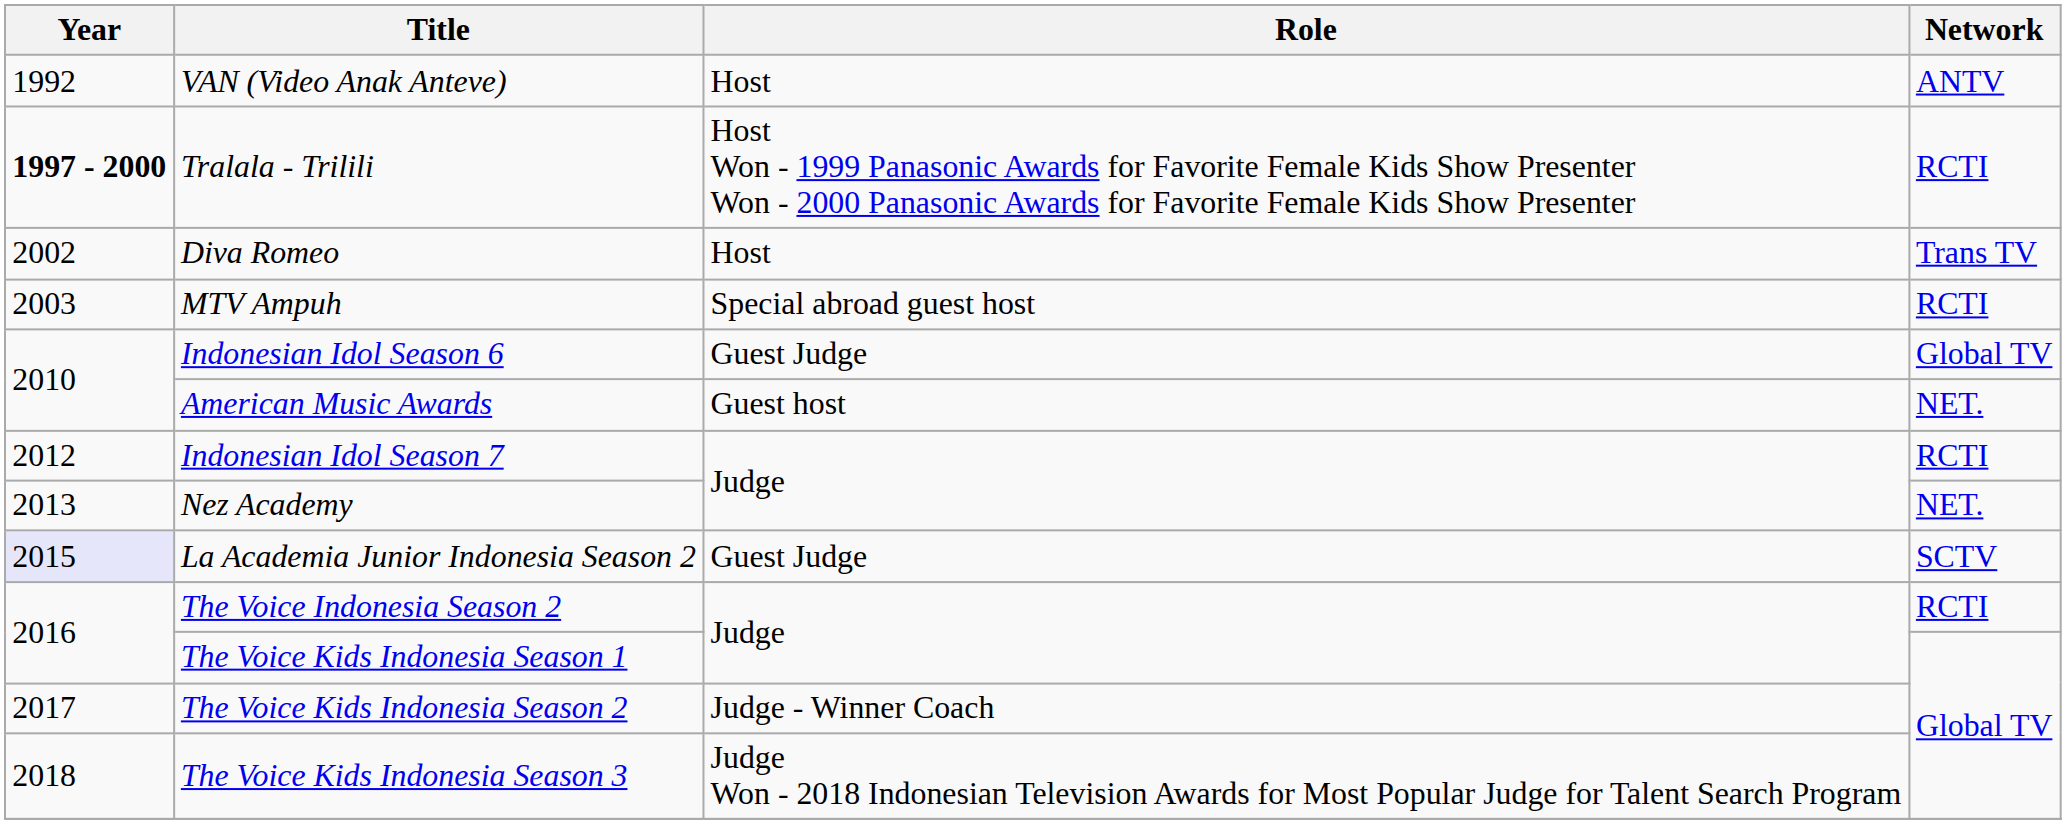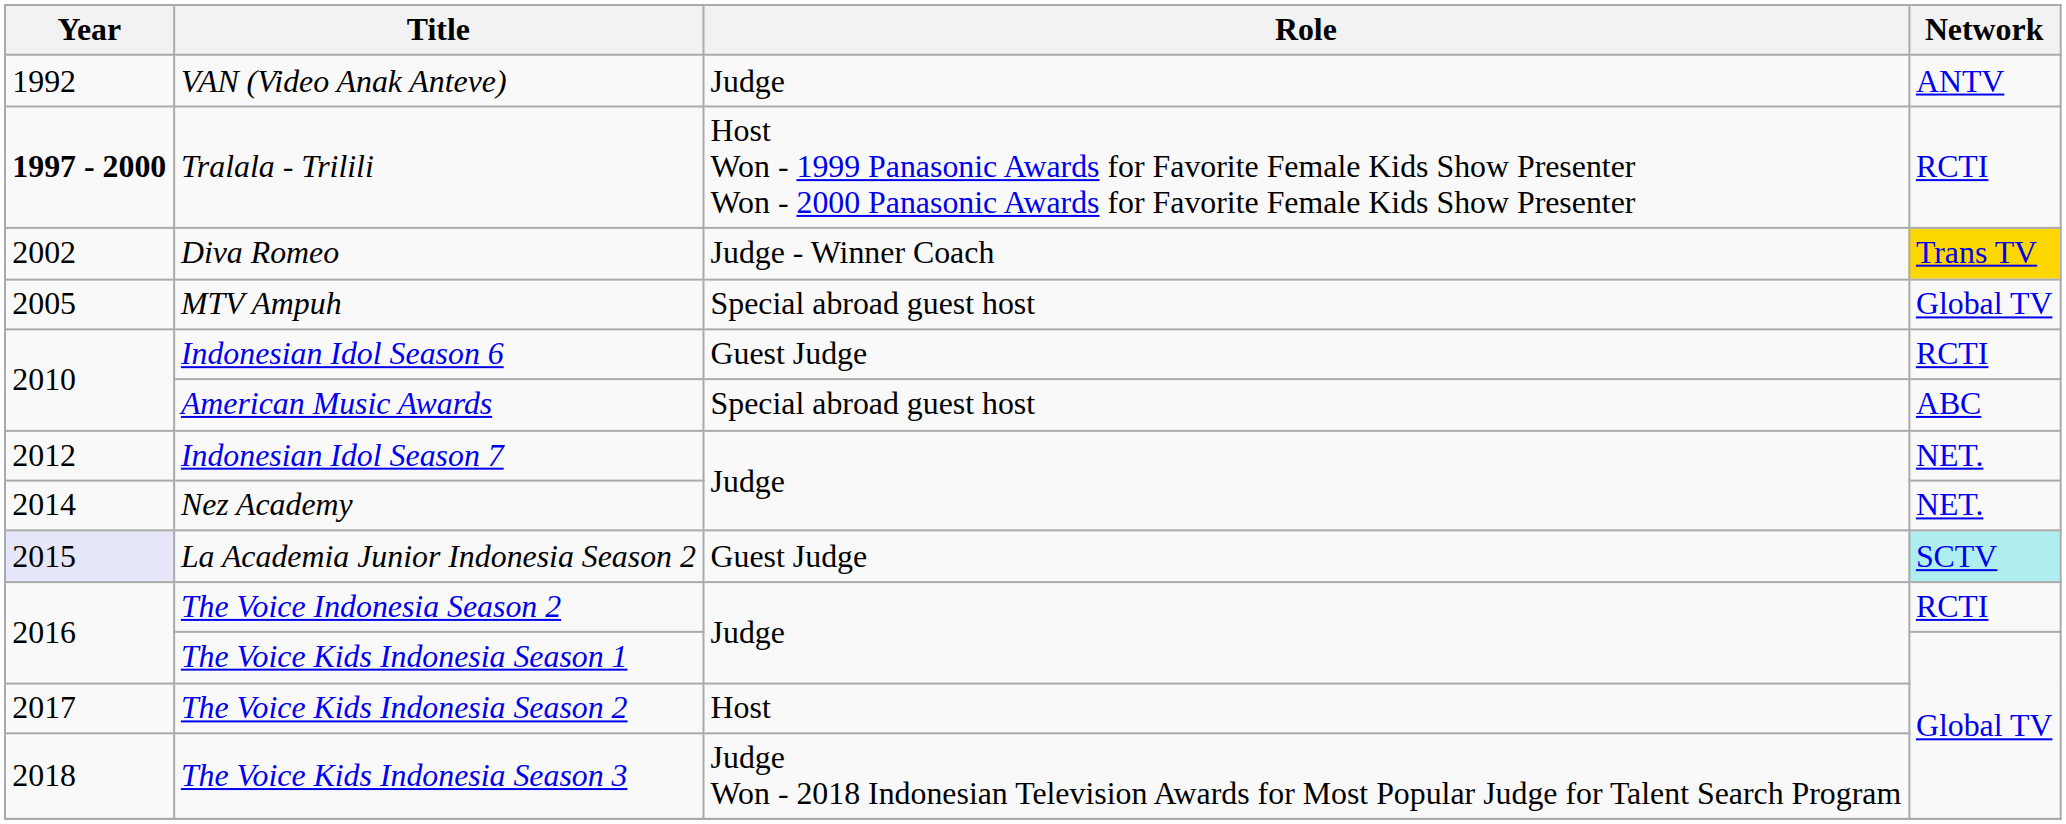(741, 80) Host -> (748, 80) Judge
(741, 252) Host -> (852, 252) Judge - Winner Coach
(1976, 252) no background -> (1976, 252) gold background
(44, 303) 2003 -> (44, 303) 2005
(1952, 303) RCTI -> (1984, 303) Global TV
(1984, 353) Global TV -> (1952, 353) RCTI
(778, 404) Guest host -> (873, 404) Special abroad guest host
(1950, 404) NET. -> (1949, 404) ABC
(1952, 454) RCTI -> (1950, 454) NET.
(44, 505) 2013 -> (44, 505) 2014
(1957, 555) no background -> (1957, 555) paleturquoise background
(852, 707) Judge - Winner Coach -> (741, 707) Host
